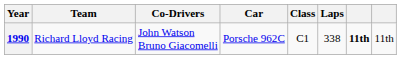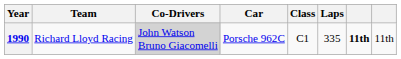(178, 38) no background -> (178, 38) lightgrey background
(332, 38) 338 -> (332, 38) 335
